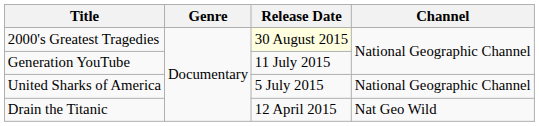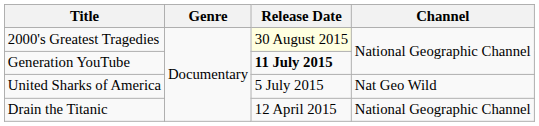(293, 62) normal -> (294, 62) bold
(443, 86) National Geographic Channel -> (396, 86) Nat Geo Wild
(396, 109) Nat Geo Wild -> (443, 109) National Geographic Channel
